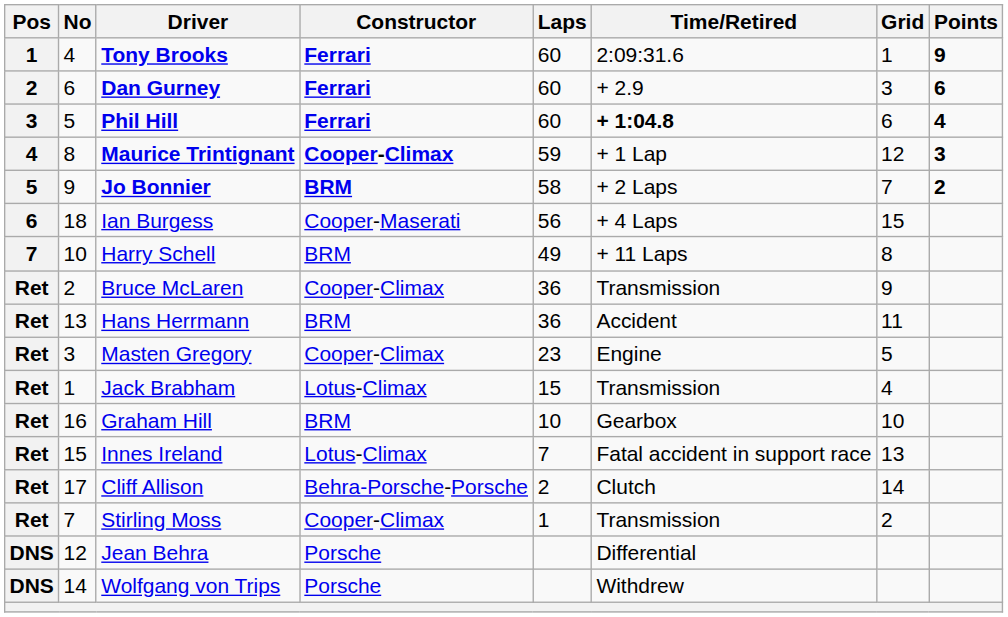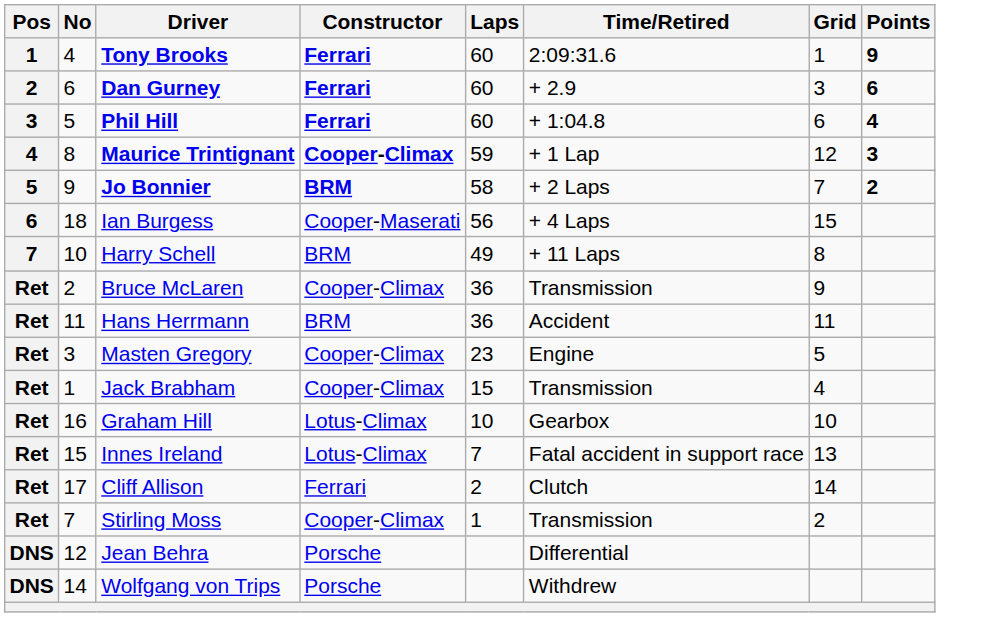(635, 121) bold -> (567, 121) normal
(75, 320) 13 -> (74, 320) 11
(365, 387) Lotus-Climax -> (374, 387) Cooper-Climax
(328, 420) BRM -> (365, 420) Lotus-Climax
(416, 486) Behra-Porsche-Porsche -> (335, 486) Ferrari
